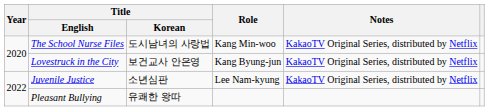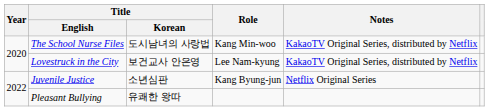(248, 62) Kang Byung-jun -> (247, 62) Lee Nam-kyung
(247, 79) Lee Nam-kyung -> (248, 79) Kang Byung-jun
(382, 79) KakaoTV Original Series, distributed by Netflix -> (331, 79) Netflix Original Series
